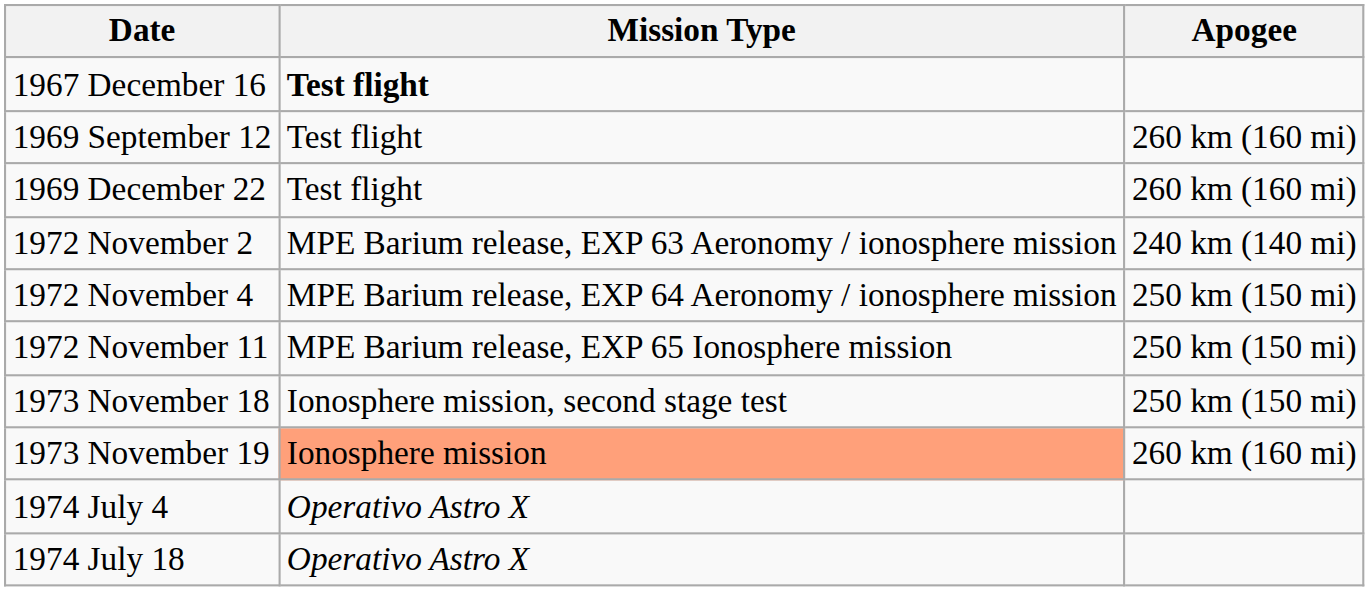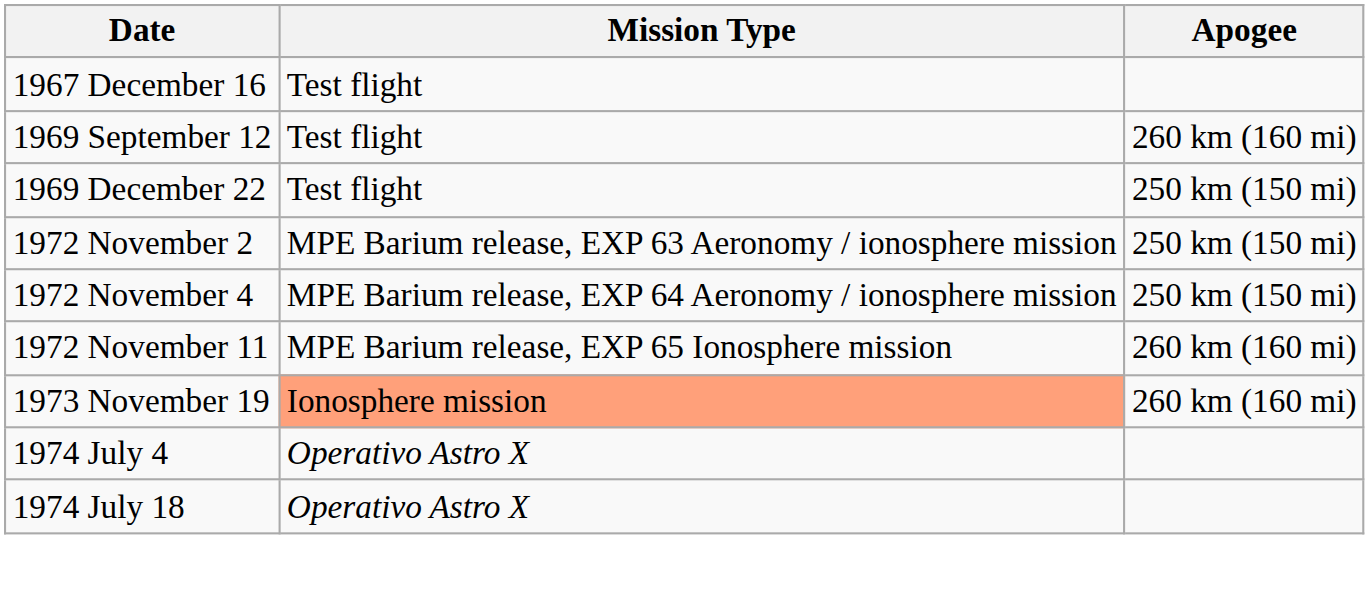(358, 83) bold -> (355, 83) normal
(1244, 189) 260 km (160 mi) -> (1244, 189) 250 km (150 mi)
(1244, 242) 240 km (140 mi) -> (1244, 242) 250 km (150 mi)
(1244, 347) 250 km (150 mi) -> (1244, 347) 260 km (160 mi)
- row: (141, 400)
